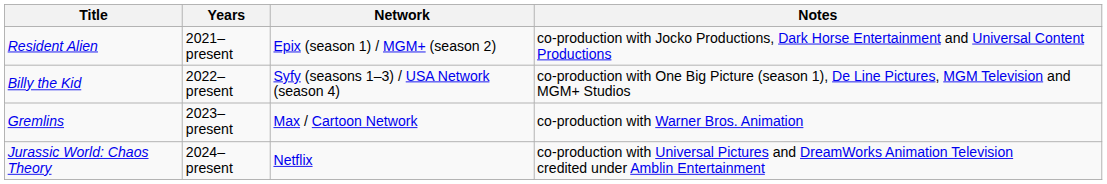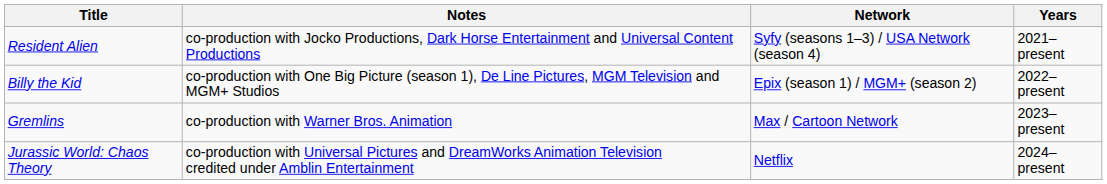columns swapped: (226, 15) <-> (818, 15)
(385, 45) Epix (season 1) / MGM+ (season 2) -> (862, 45) Syfy (seasons 1–3) / USA Network (season 4)
(381, 84) Syfy (seasons 1–3) / USA Network (season 4) -> (865, 84) Epix (season 1) / MGM+ (season 2)
